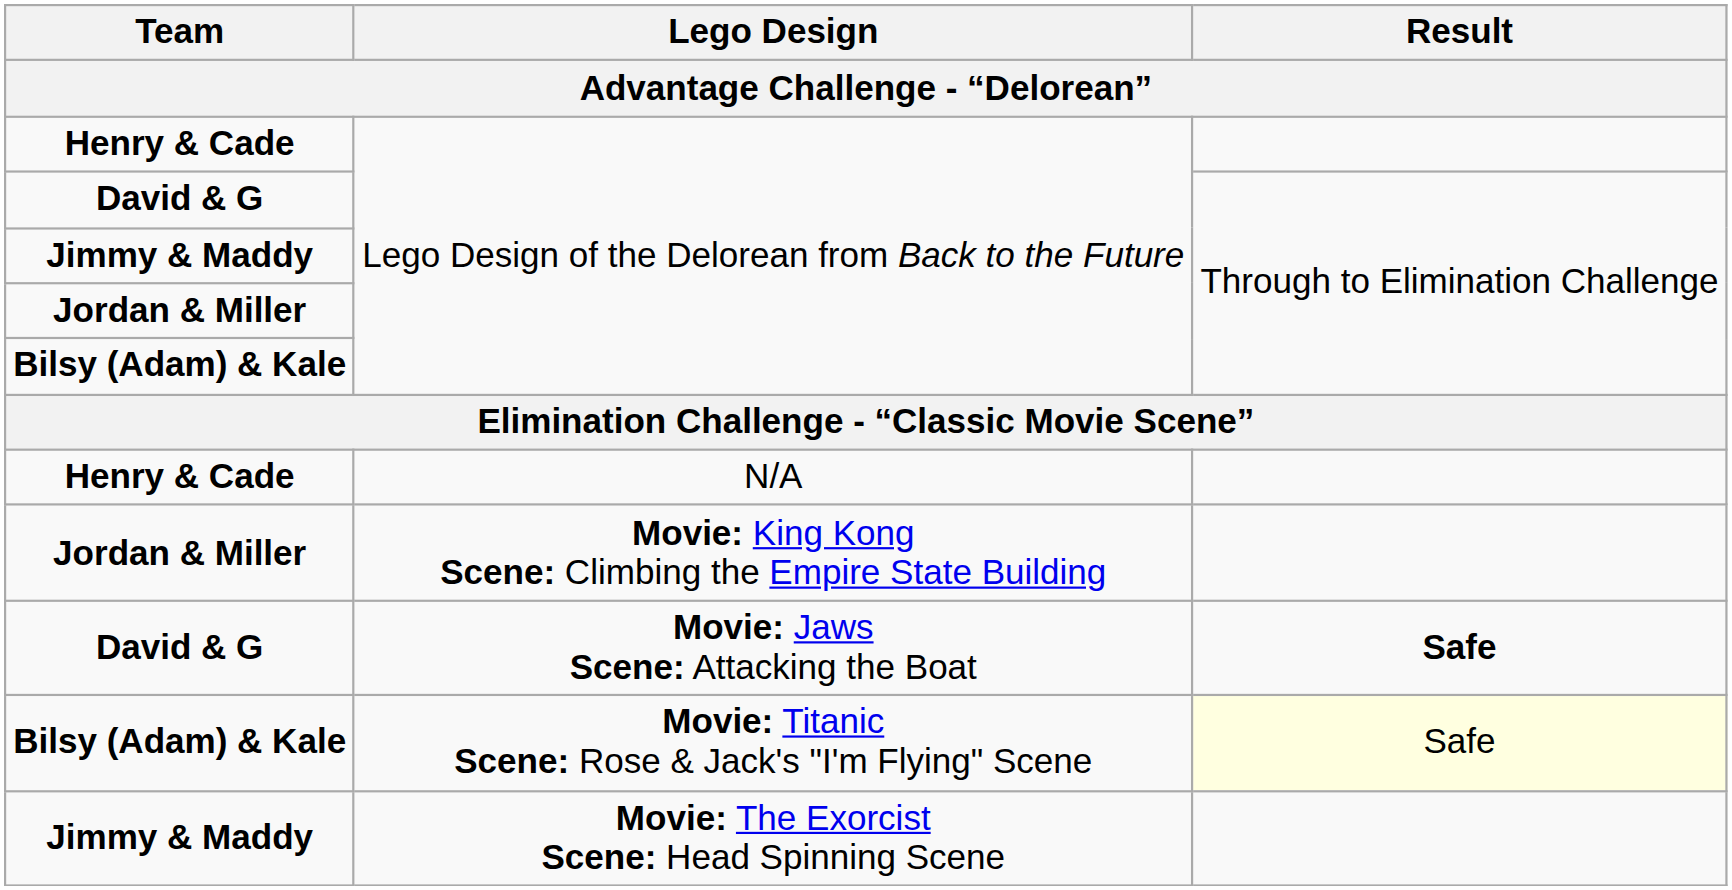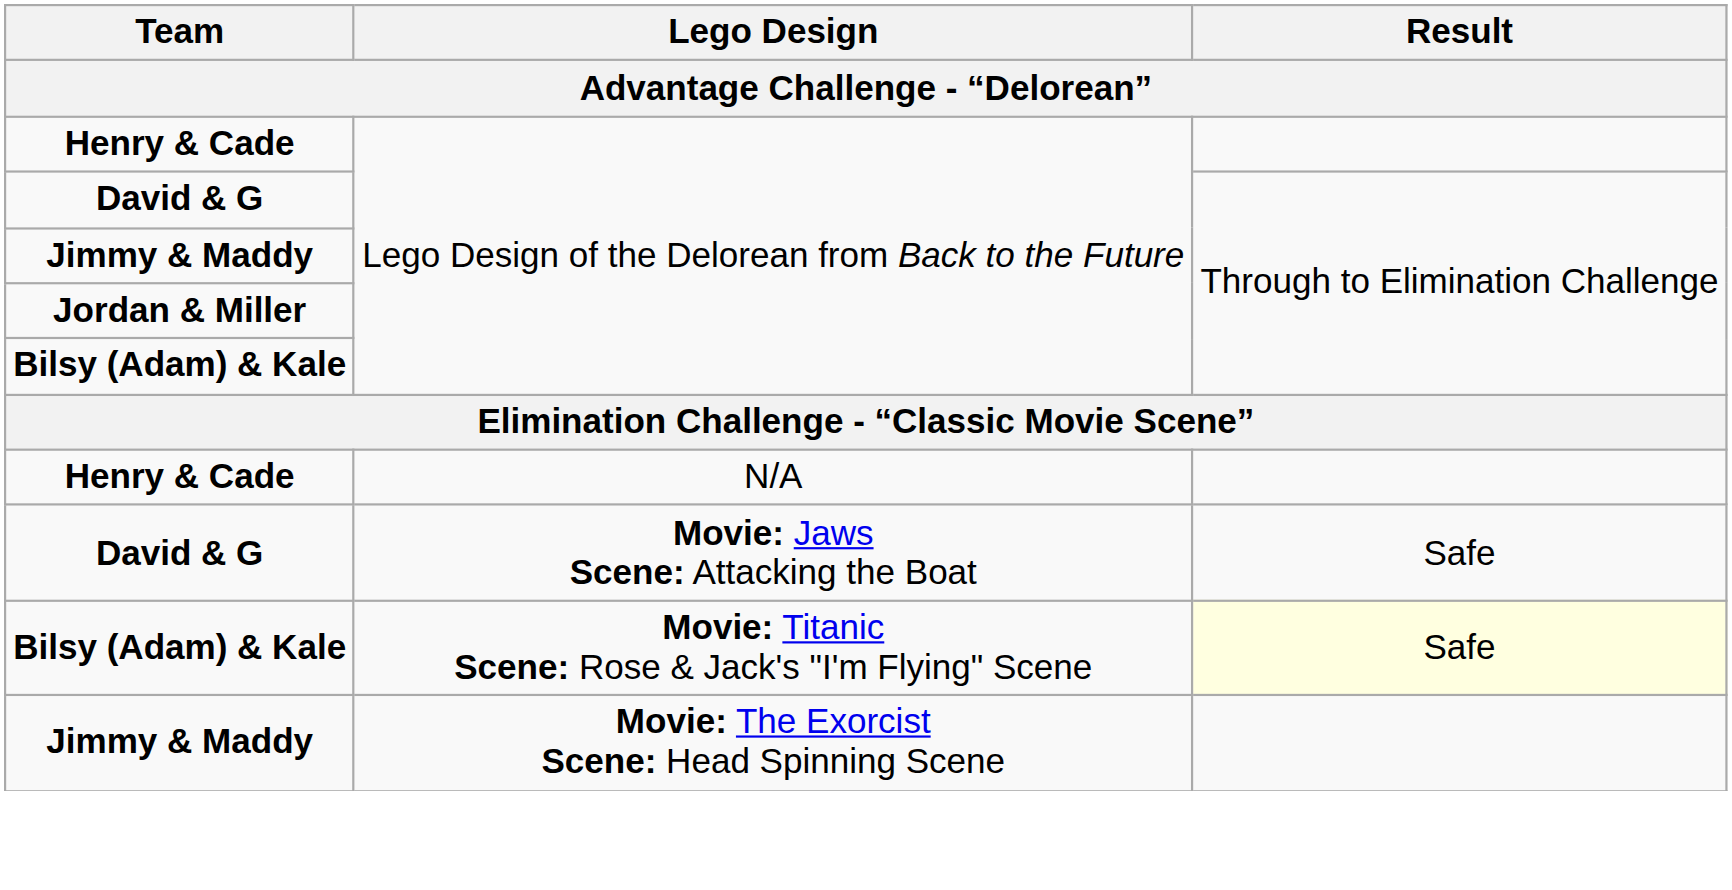- row: (180, 552)
(1459, 647) bold -> (1459, 552) normal
